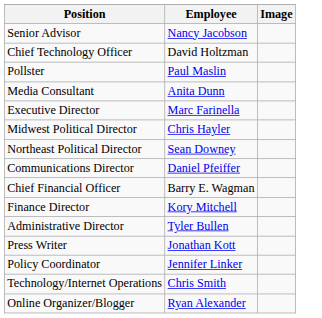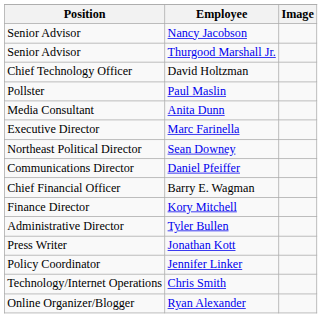+ row: (222, 52)
- row: (199, 129)
